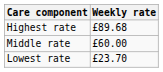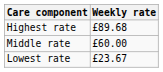(110, 59) £23.70 -> (110, 59) £23.67
